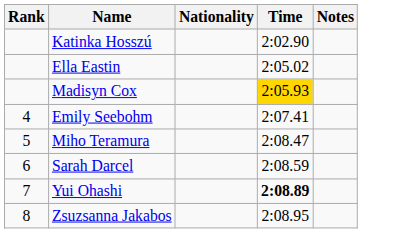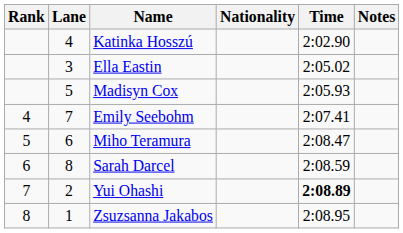+ column: (69, 16)
(285, 91) gold background -> (326, 91) no background
